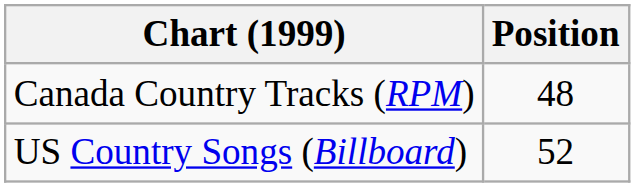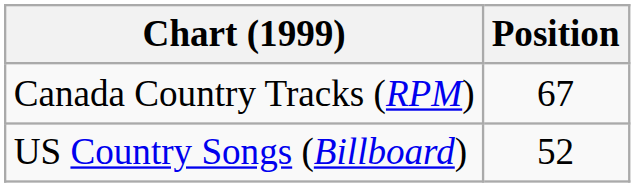(556, 92) 48 -> (556, 92) 67
